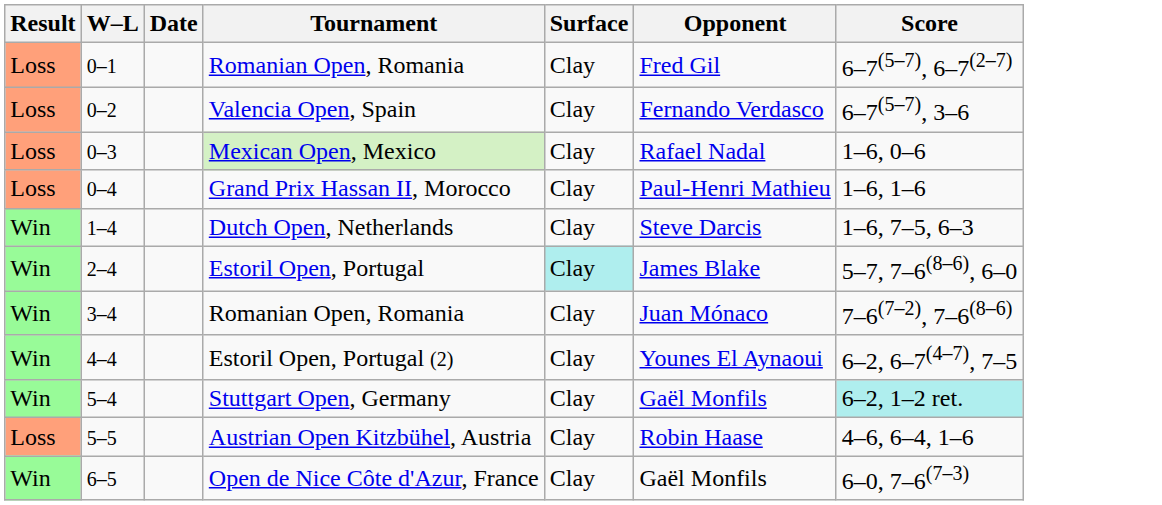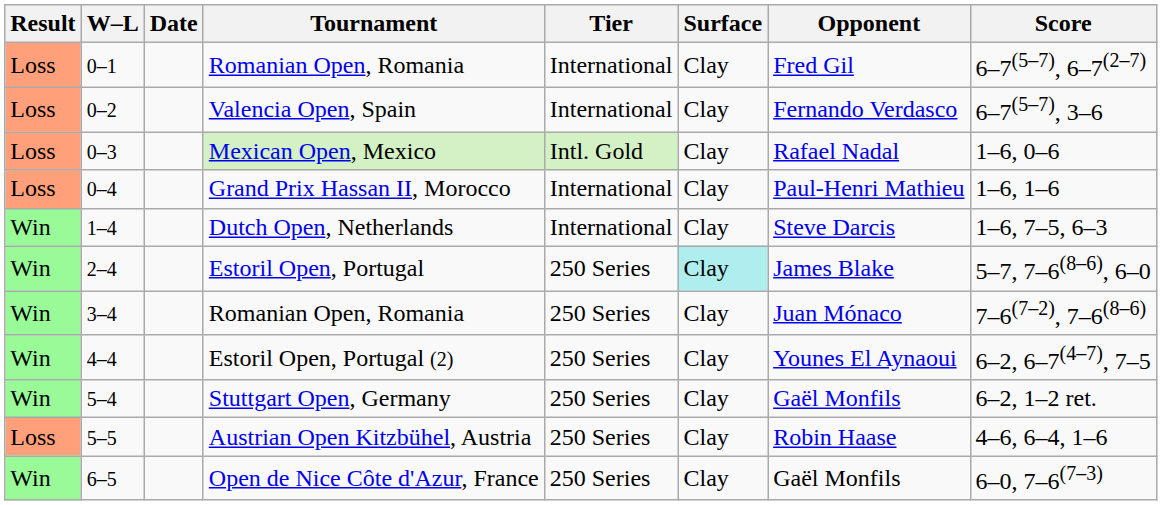+ column: (611, 23)
(902, 398) paleturquoise background -> (1036, 398) no background
